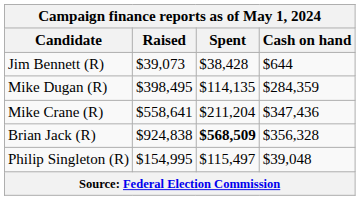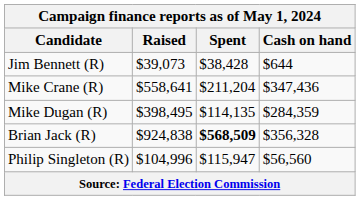rows swapped: (56, 111) <-> (58, 87)
(164, 159) $154,995 -> (164, 159) $104,996
(227, 159) $115,497 -> (227, 159) $115,947
(287, 159) $39,048 -> (287, 159) $56,560
